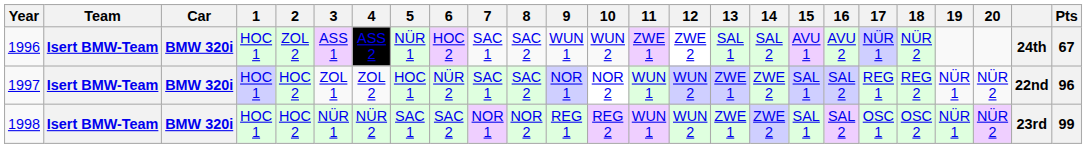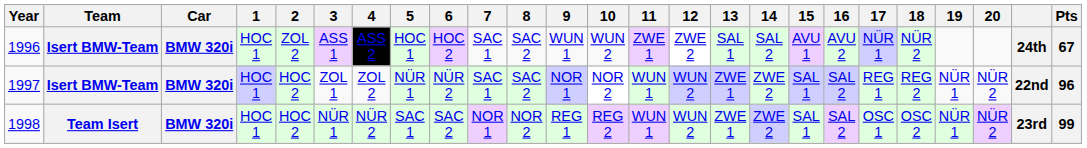(410, 46) NÜR 1 -> (410, 46) HOC 1
(410, 85) HOC 1 -> (410, 85) NÜR 1
(103, 123) Isert BMW-Team -> (103, 123) Team Isert
